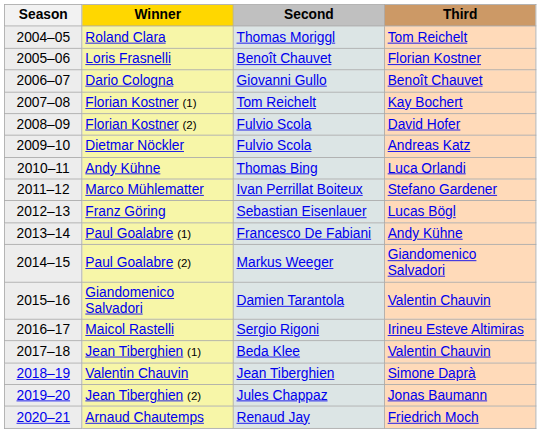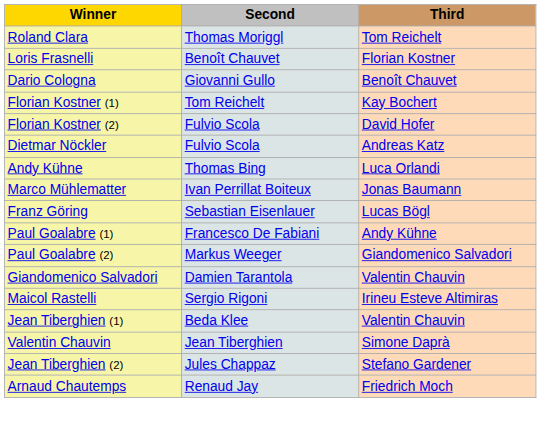- column: (43, 15)
(442, 189) Stefano Gardener -> (412, 189) Jonas Baumann
(437, 395) Jonas Baumann -> (416, 364) Stefano Gardener
